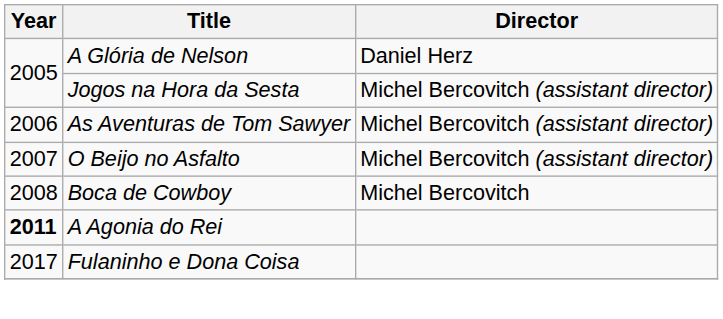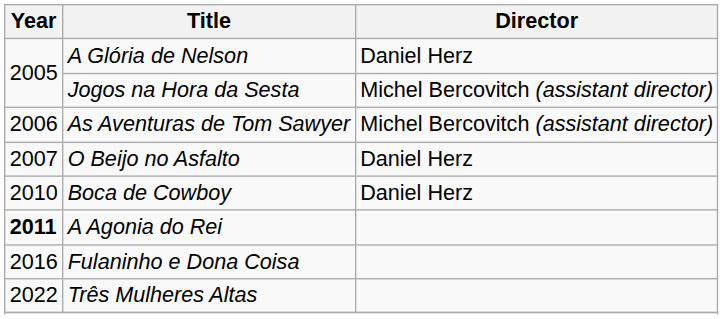(537, 158) Michel Bercovitch (assistant director) -> (417, 158) Daniel Herz
(34, 192) 2008 -> (34, 192) 2010
(445, 192) Michel Bercovitch -> (417, 192) Daniel Herz
(34, 261) 2017 -> (34, 261) 2016
+ row: (162, 295)
